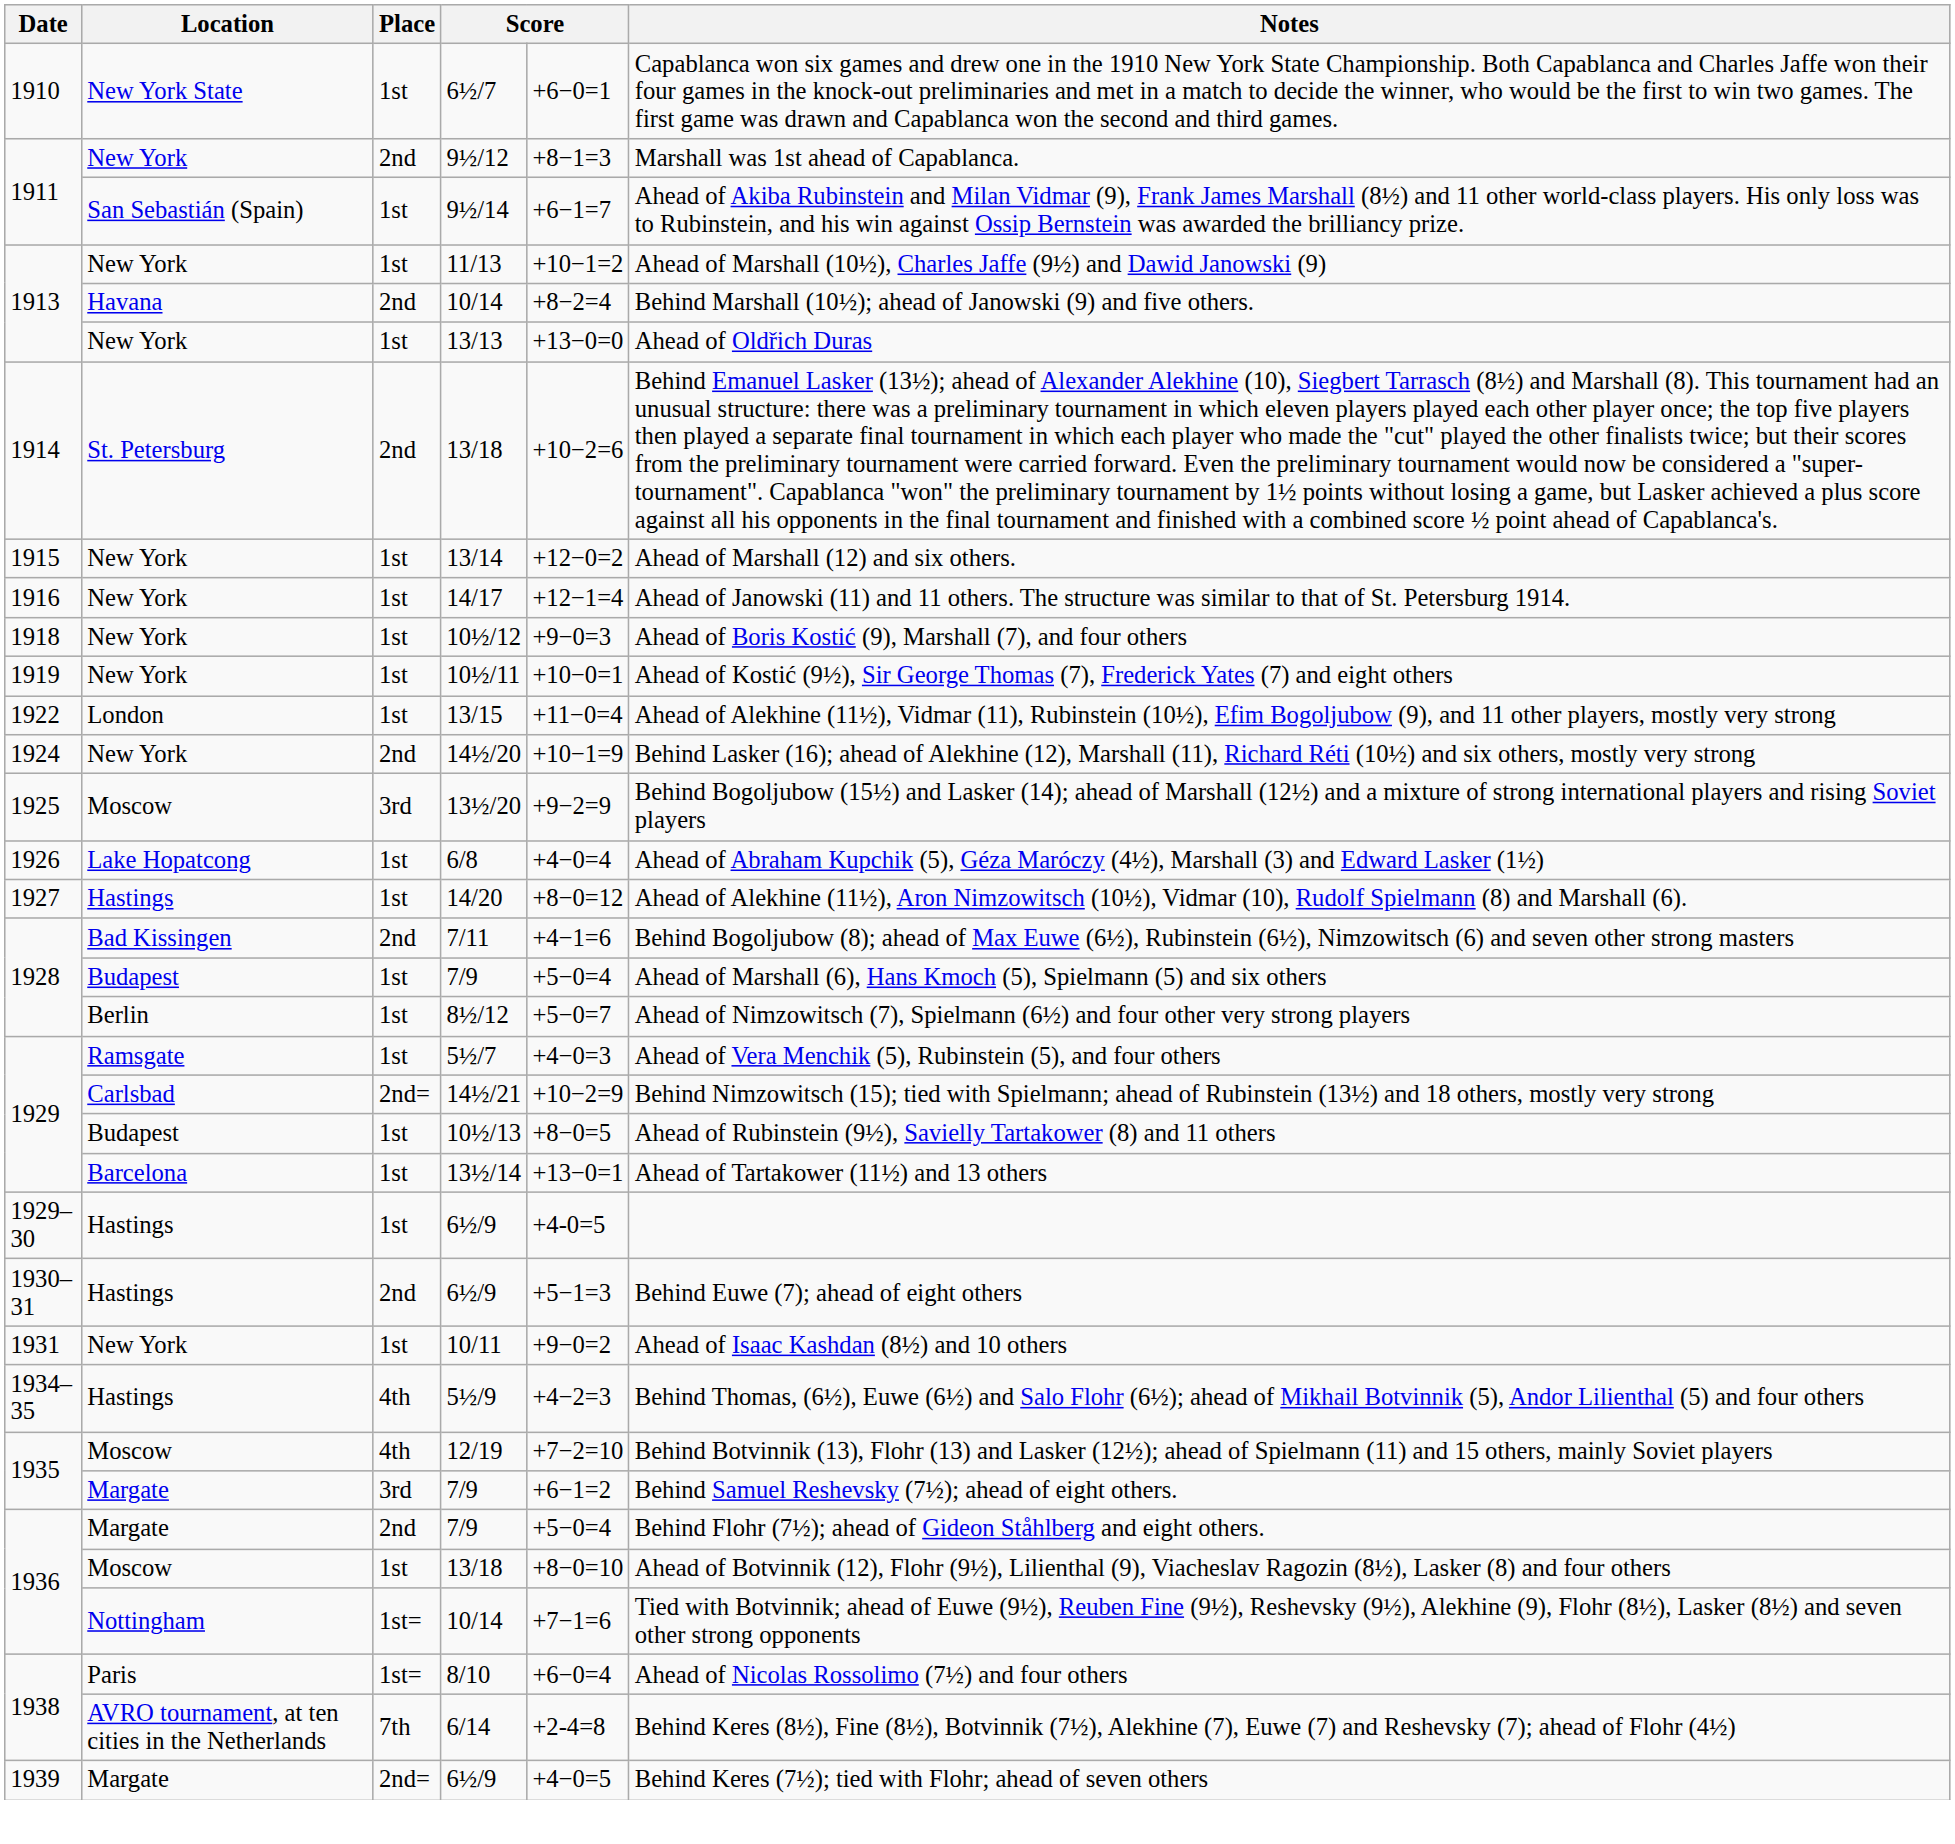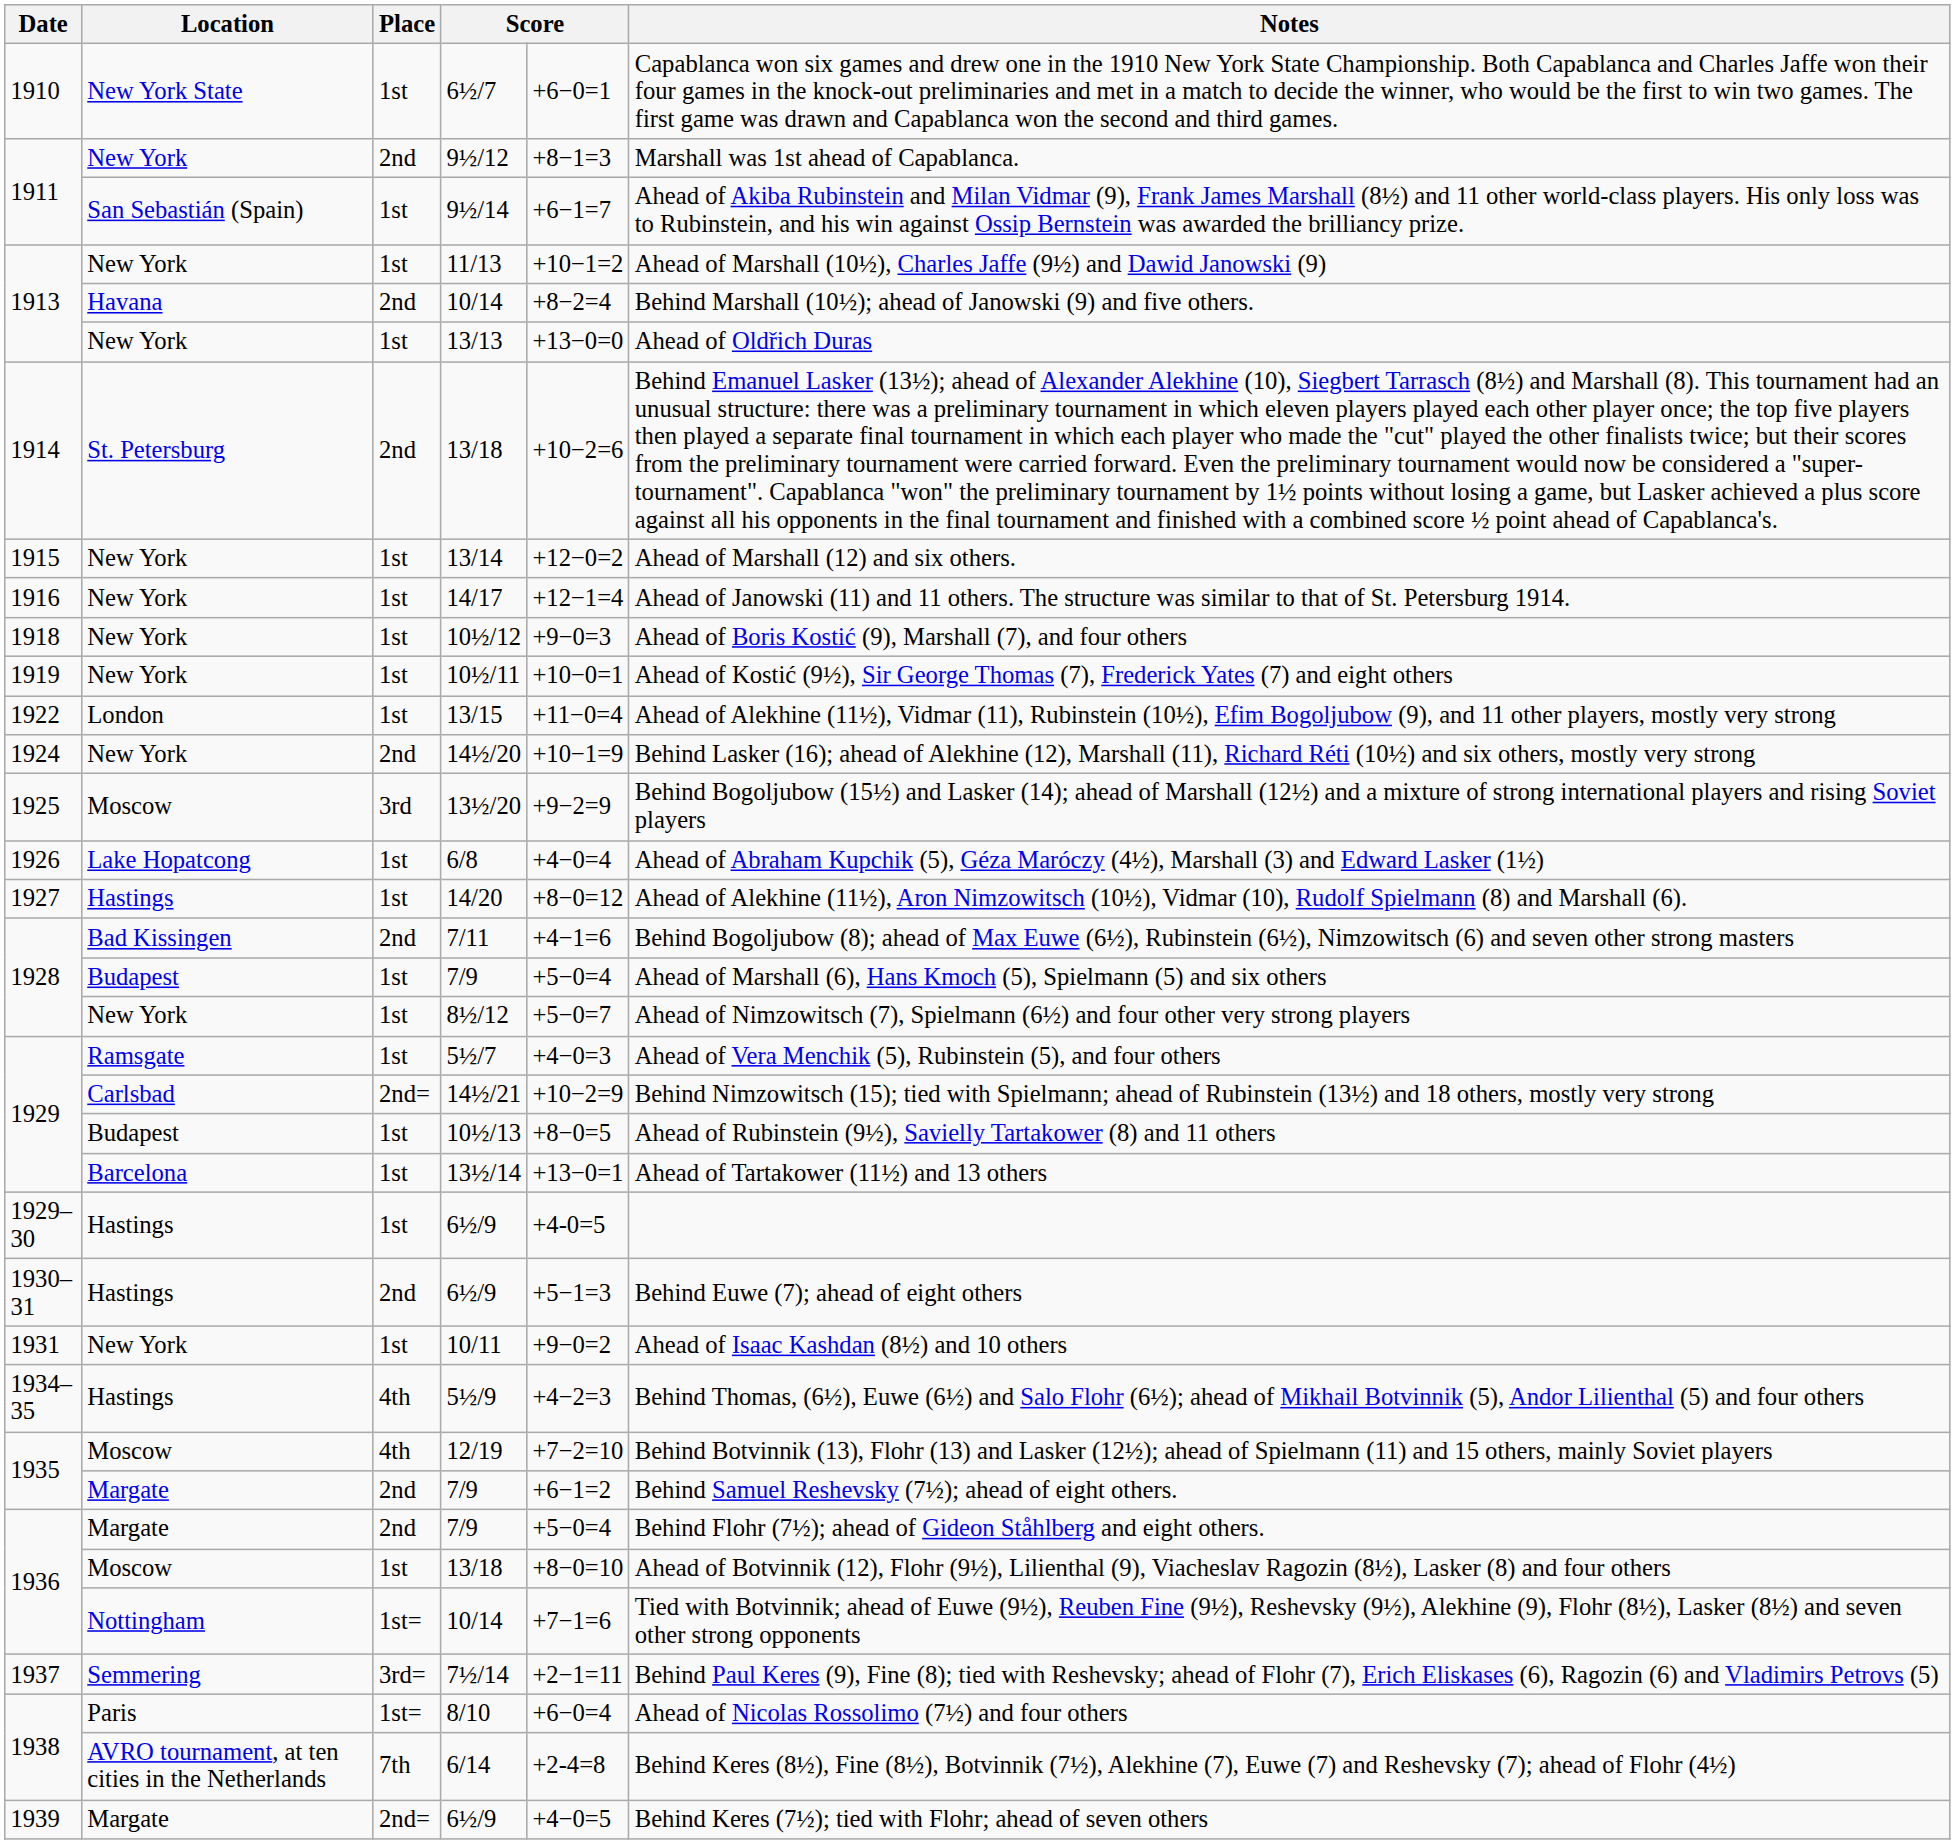(118, 1015) Berlin -> (137, 1015) New York
(395, 1489) 3rd -> (397, 1489) 2nd
+ row: (35, 1673)
